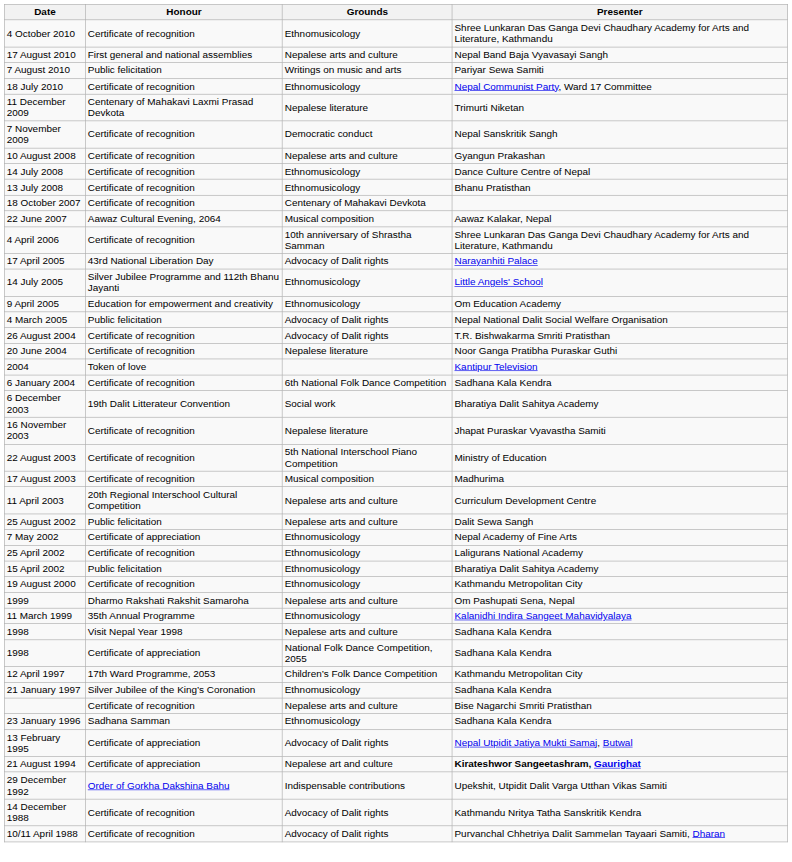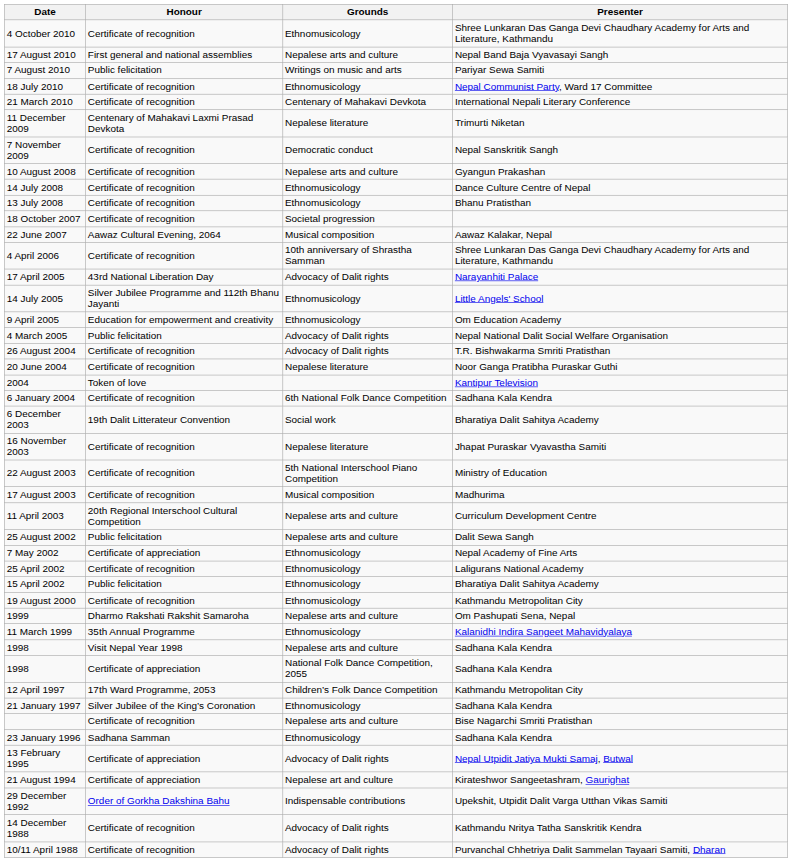+ row: (40, 102)
(355, 203) Centenary of Mahakavi Devkota -> (330, 218) Societal progression
(548, 764) bold -> (542, 780) normal
